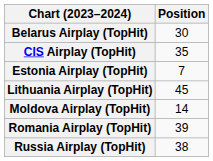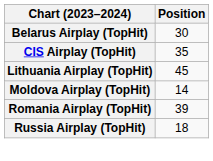- row: (80, 71)
(182, 147) 38 -> (182, 128) 18
